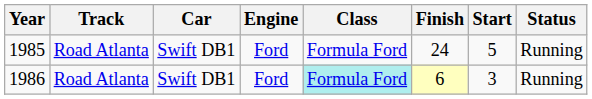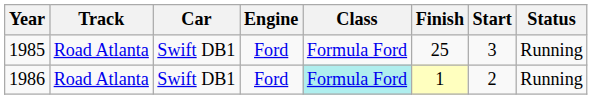(440, 49) 24 -> (440, 49) 25
(492, 49) 5 -> (492, 49) 3
(440, 79) 6 -> (440, 79) 1
(492, 79) 3 -> (492, 79) 2
